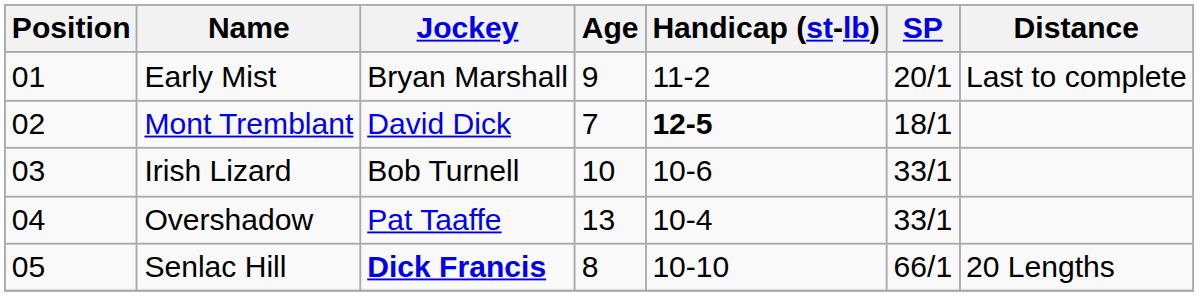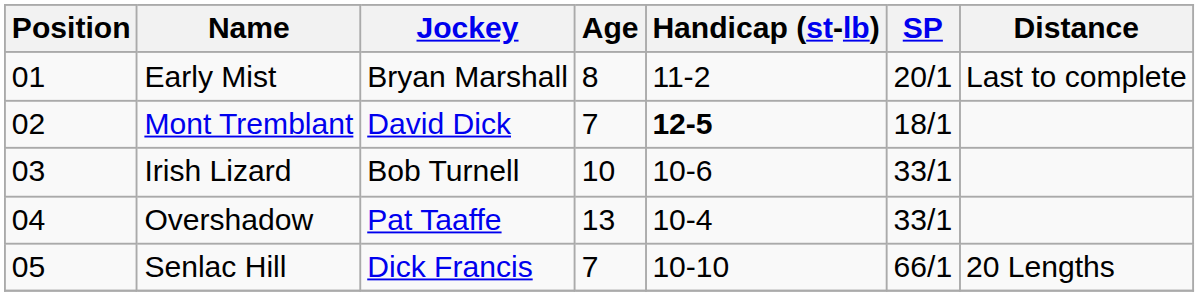(590, 76) 9 -> (590, 76) 8
(457, 266) bold -> (450, 266) normal
(590, 266) 8 -> (590, 266) 7
